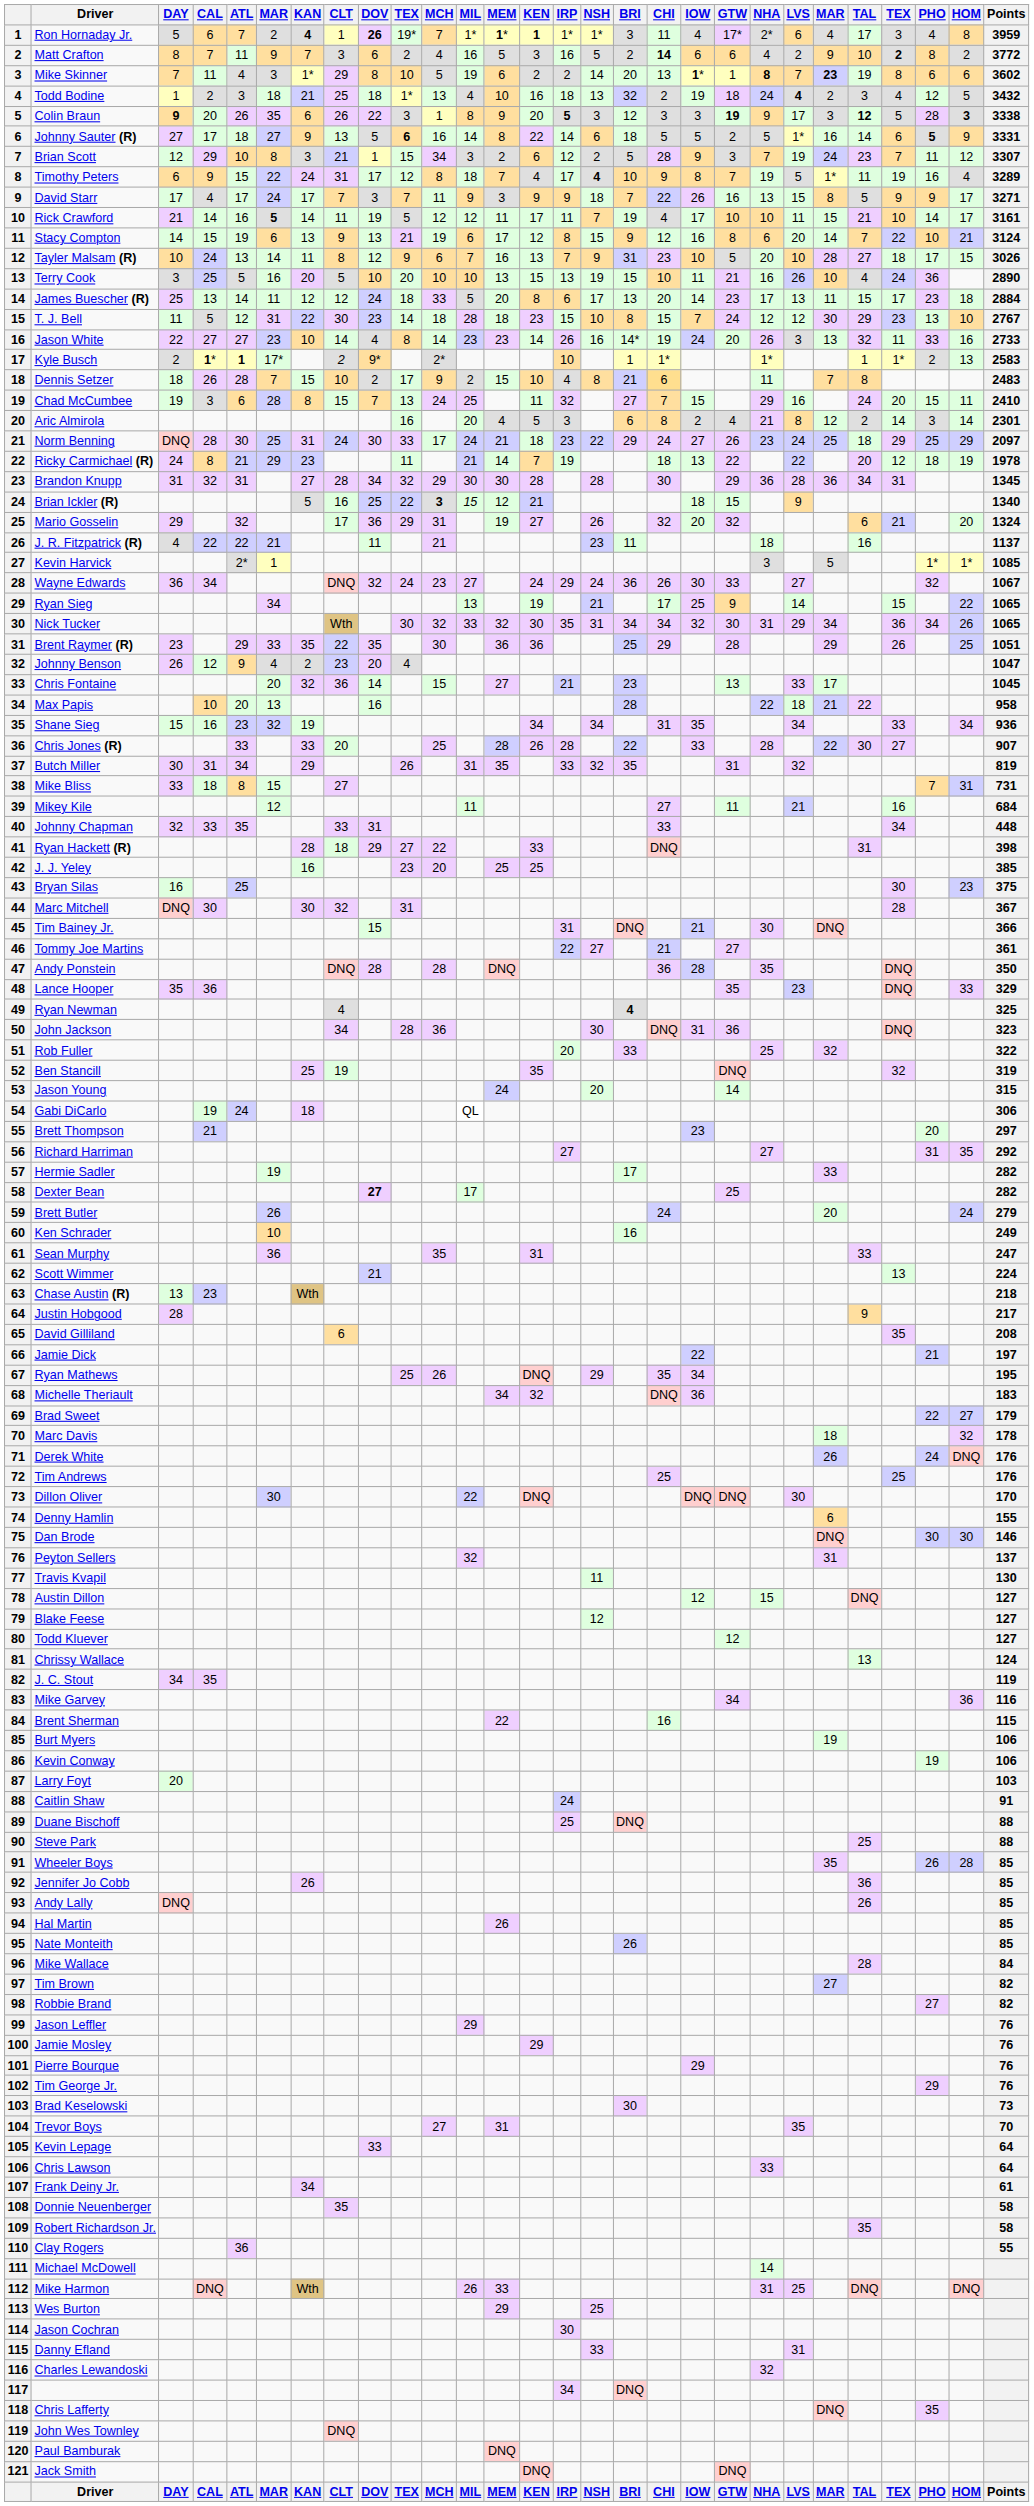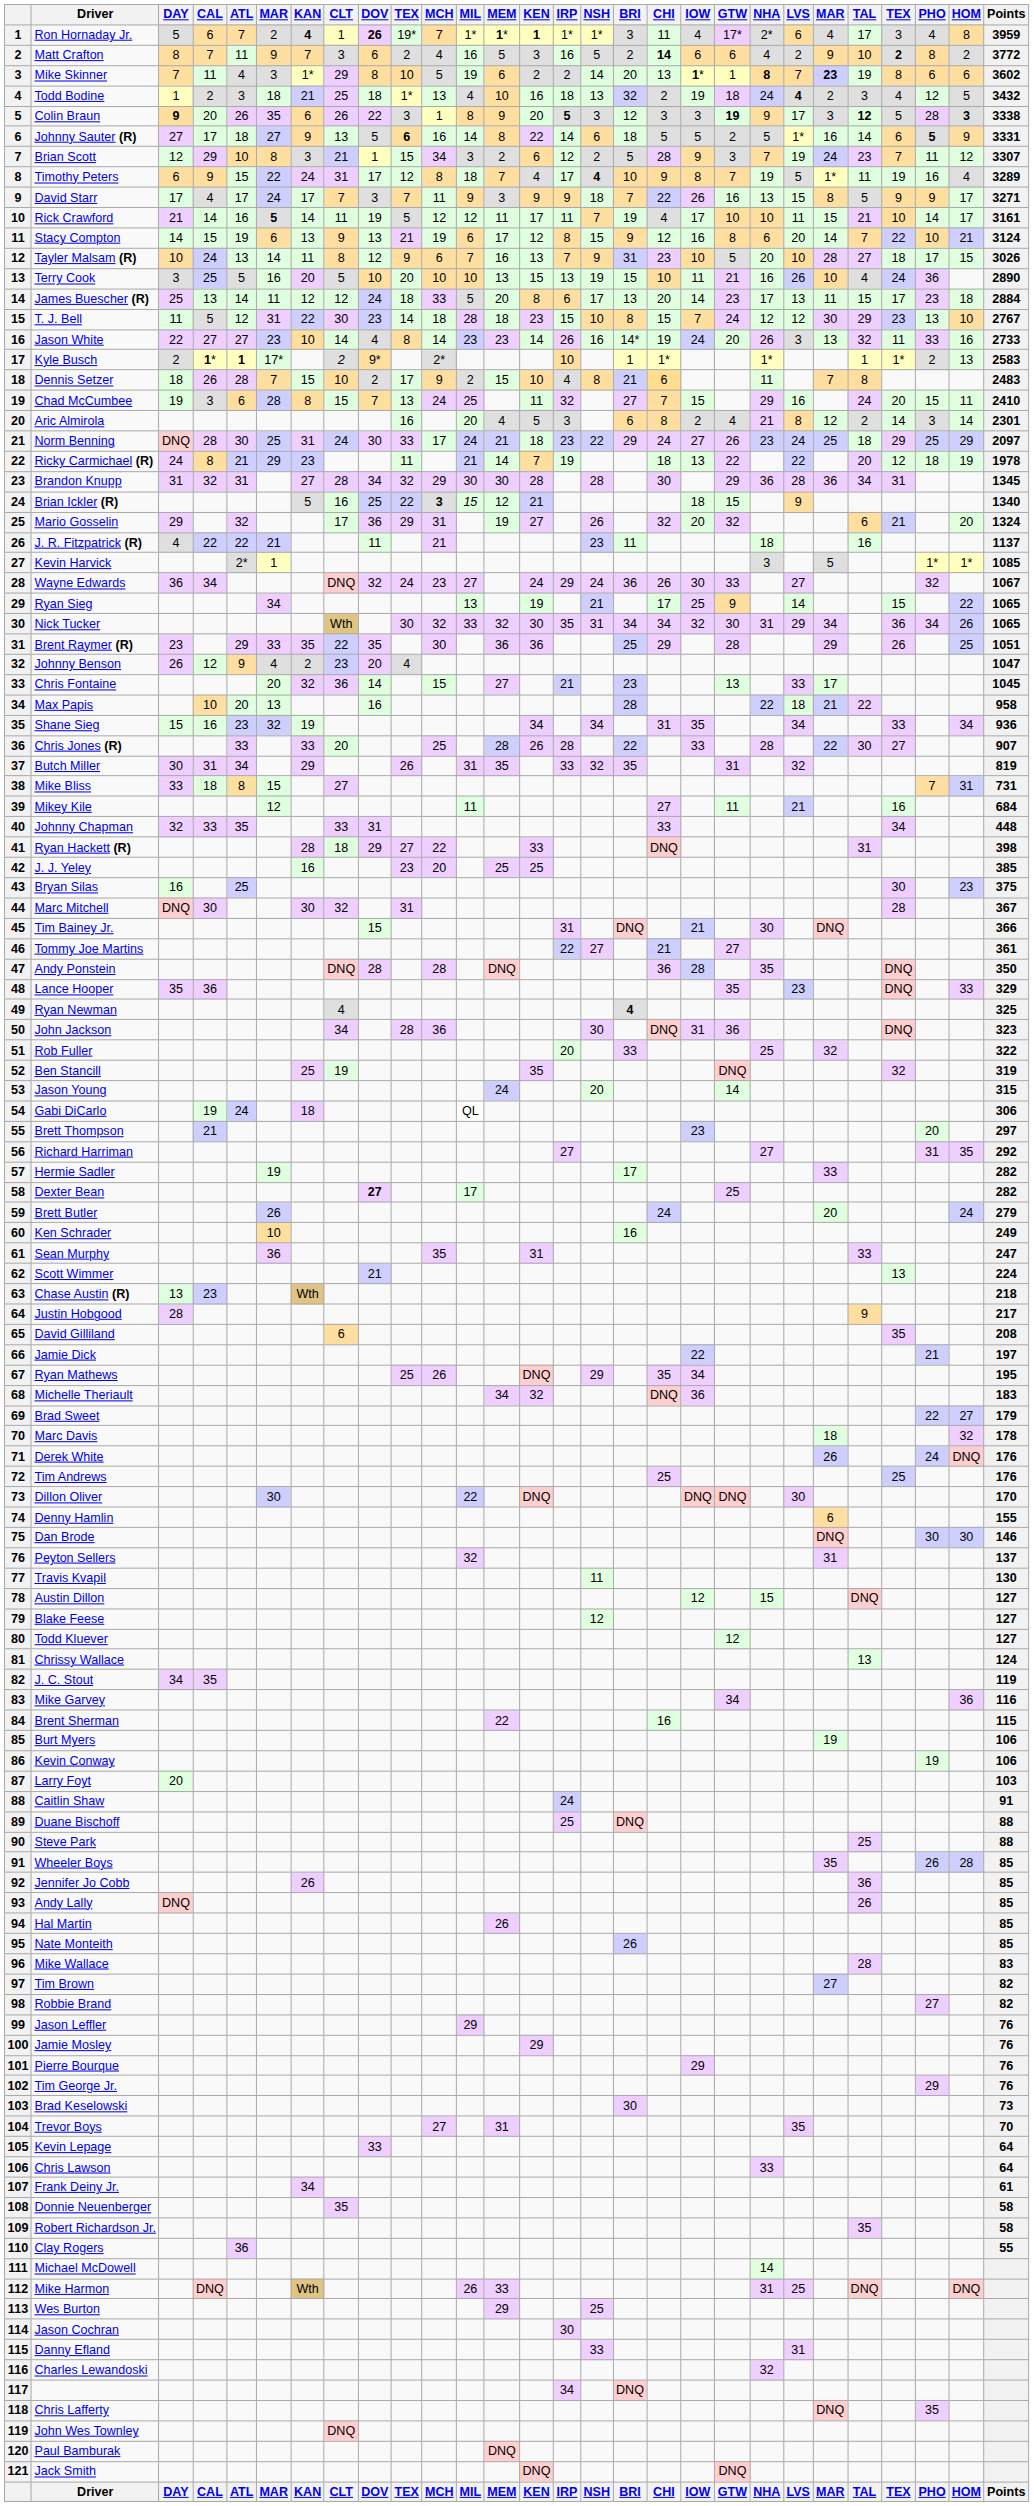(1006, 1964) 84 -> (1006, 1964) 83
